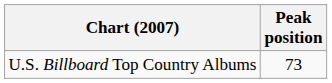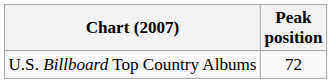(293, 64) 73 -> (293, 64) 72
